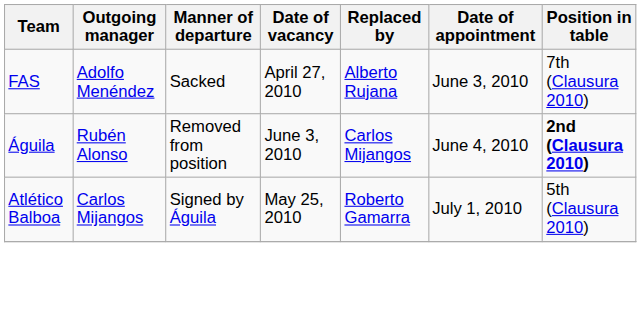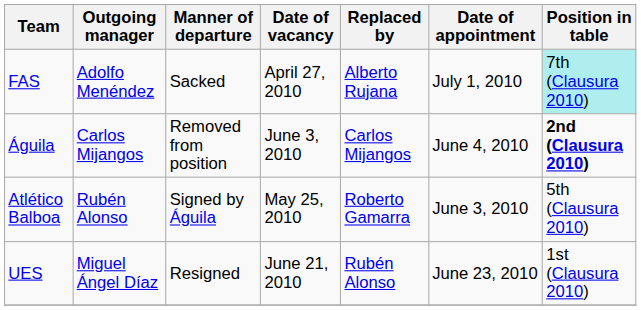(480, 81) June 3, 2010 -> (477, 81) July 1, 2010
(582, 81) no background -> (582, 81) paleturquoise background
(102, 145) Rubén Alonso -> (110, 145) Carlos Mijangos
(110, 209) Carlos Mijangos -> (102, 209) Rubén Alonso
(477, 209) July 1, 2010 -> (480, 209) June 3, 2010
+ row: (25, 273)
